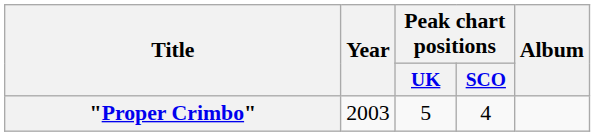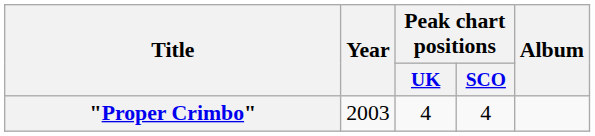(426, 113) 5 -> (426, 113) 4
